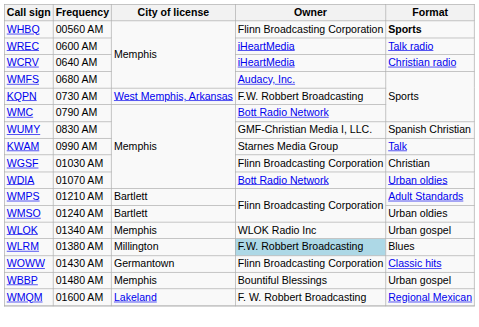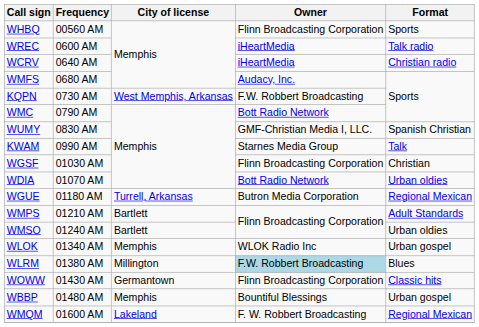(405, 29) bold -> (403, 29) normal
+ row: (23, 197)
